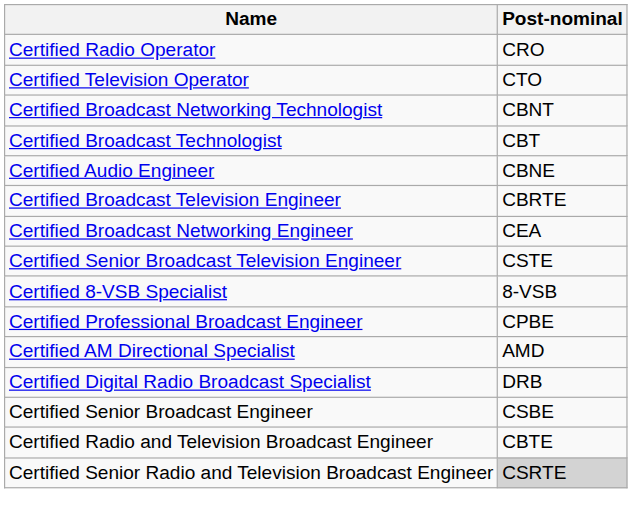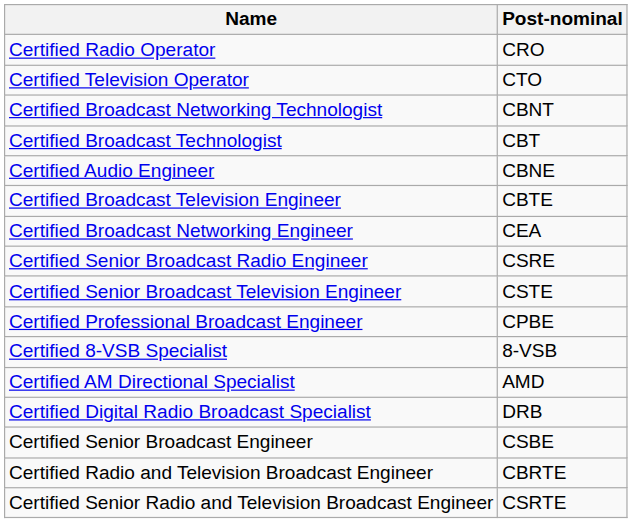(534, 200) CBRTE -> (528, 200) CBTE
+ row: (188, 261)
rows swapped: (186, 321) <-> (118, 291)
(528, 442) CBTE -> (534, 472) CBRTE
(534, 472) lightgrey background -> (534, 502) no background
